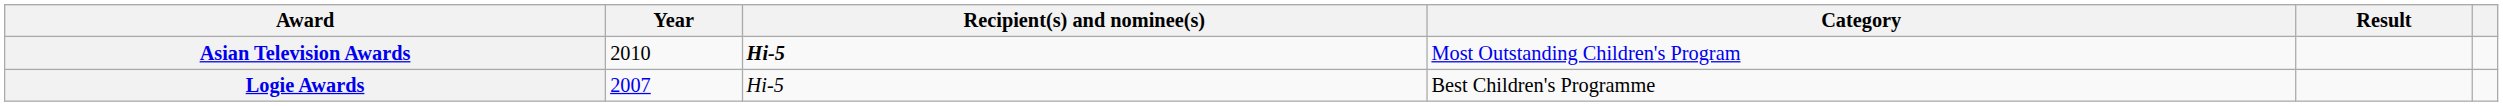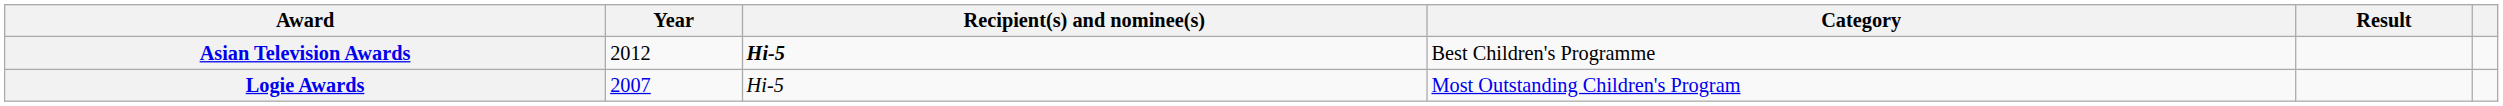(630, 52) 2010 -> (630, 52) 2012
(1586, 52) Most Outstanding Children's Program -> (1543, 52) Best Children's Programme
(1543, 85) Best Children's Programme -> (1586, 85) Most Outstanding Children's Program
